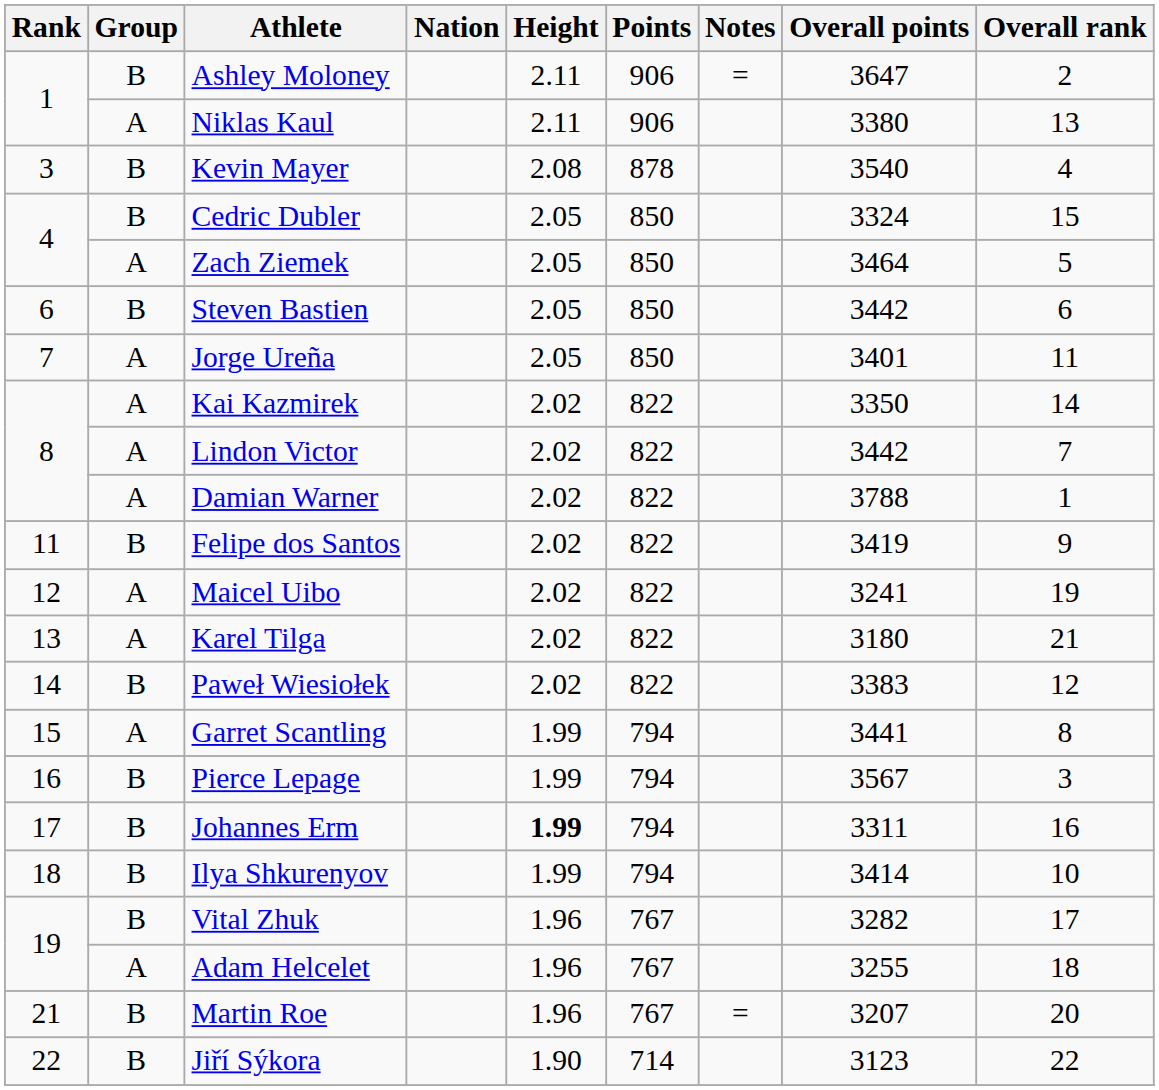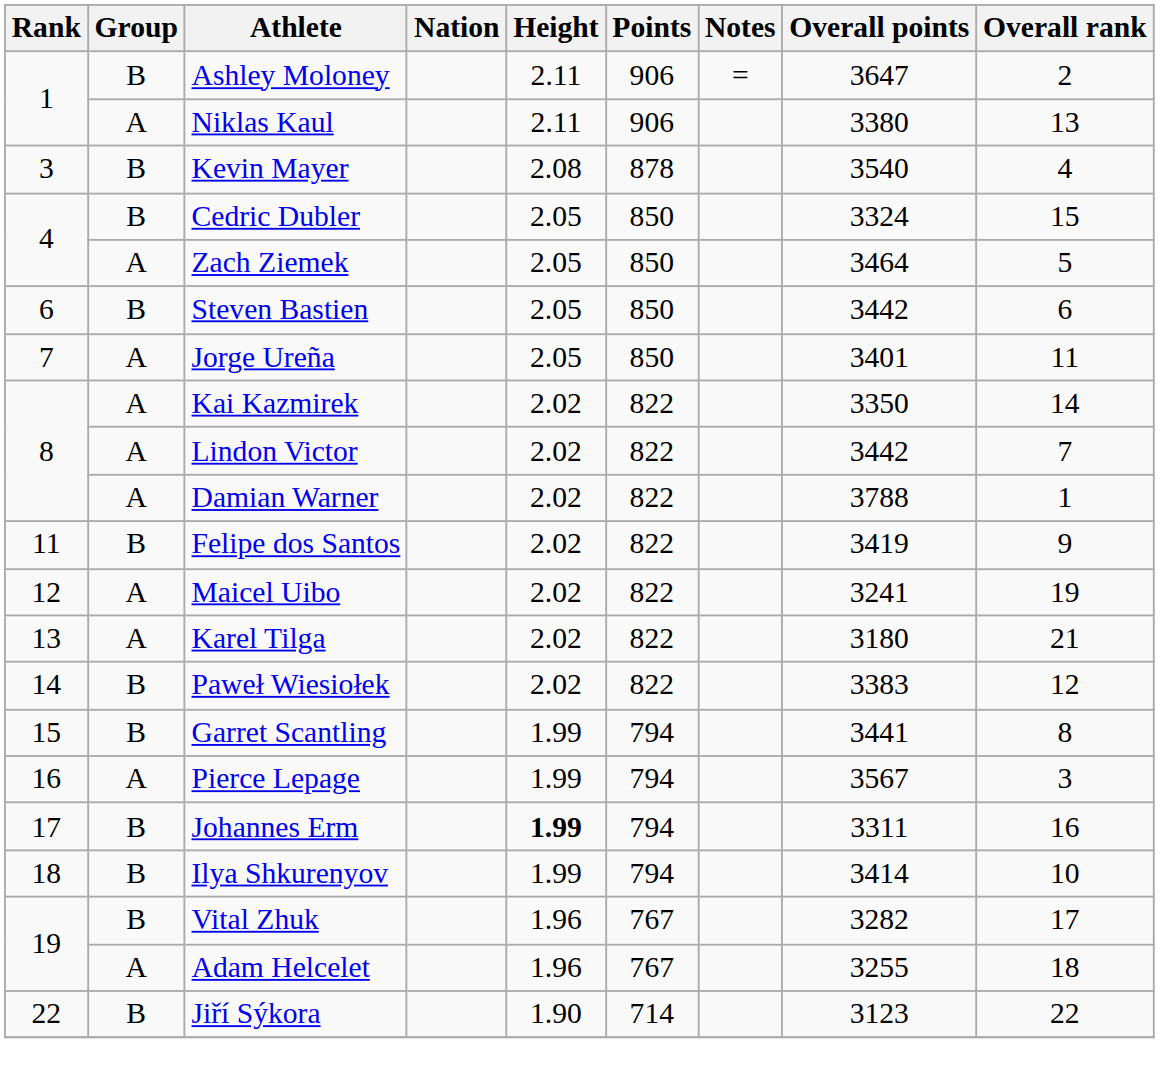(136, 732) A -> (136, 732) B
(136, 779) B -> (136, 779) A
- row: (259, 1013)
